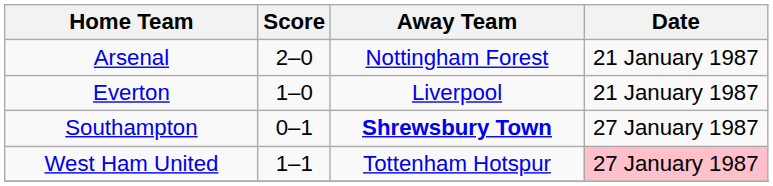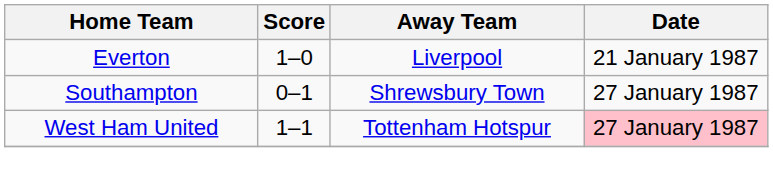- row: (131, 57)
(457, 127) bold -> (457, 92) normal
